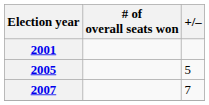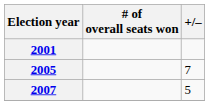(188, 69) 5 -> (188, 69) 7
(188, 89) 7 -> (188, 89) 5
